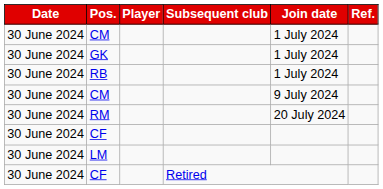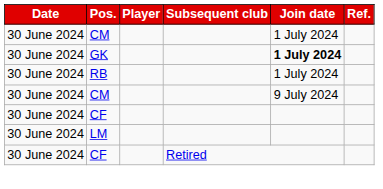(306, 54) normal -> (307, 54) bold
- row: (100, 114)
